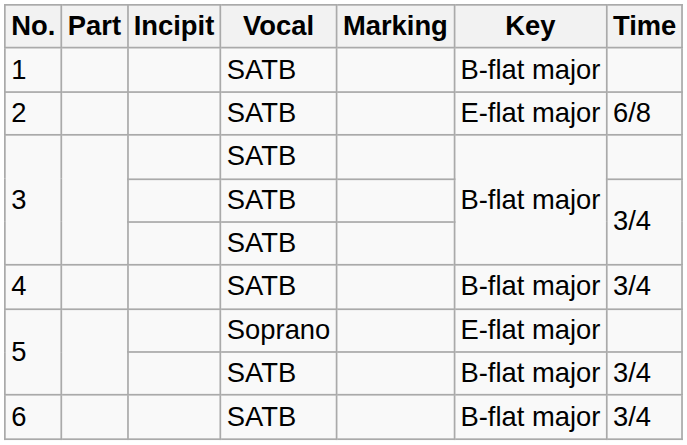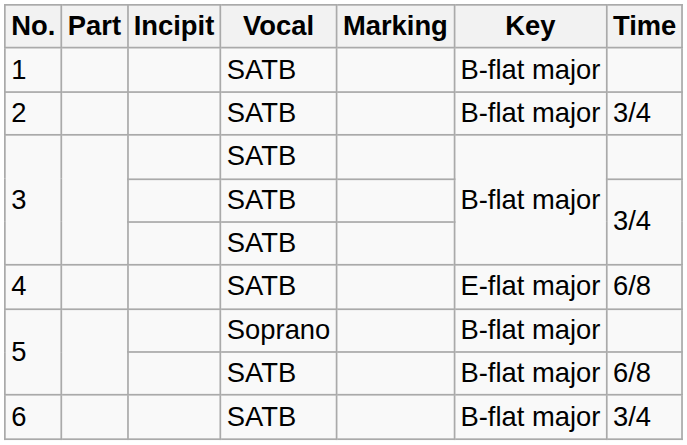(530, 112) E-flat major -> (530, 112) B-flat major
(632, 112) 6/8 -> (632, 112) 3/4
(530, 286) B-flat major -> (530, 286) E-flat major
(632, 286) 3/4 -> (632, 286) 6/8
(530, 329) E-flat major -> (530, 329) B-flat major
(632, 373) 3/4 -> (632, 373) 6/8
